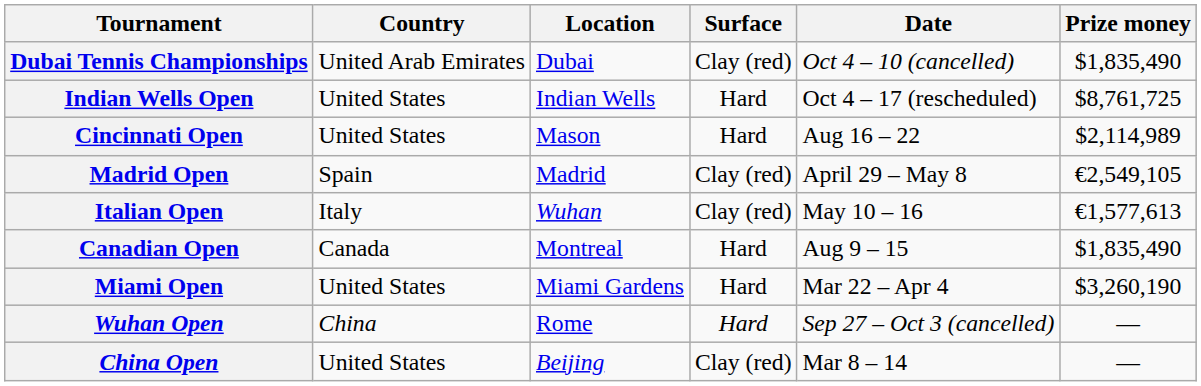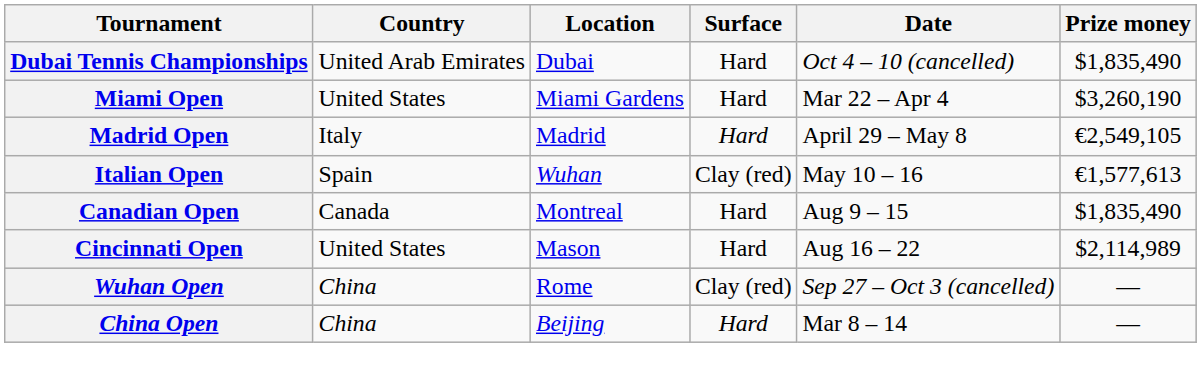(743, 60) Clay (red) -> (743, 60) Hard
- row: (159, 98)
rows swapped: (159, 286) <-> (159, 135)
(346, 173) Spain -> (340, 135) Italy
(743, 173) Clay (red) -> (743, 135) Hard
(340, 211) Italy -> (346, 173) Spain
(743, 323) Hard -> (743, 286) Clay (red)
(382, 361) United States -> (348, 323) China
(743, 361) Clay (red) -> (743, 323) Hard
